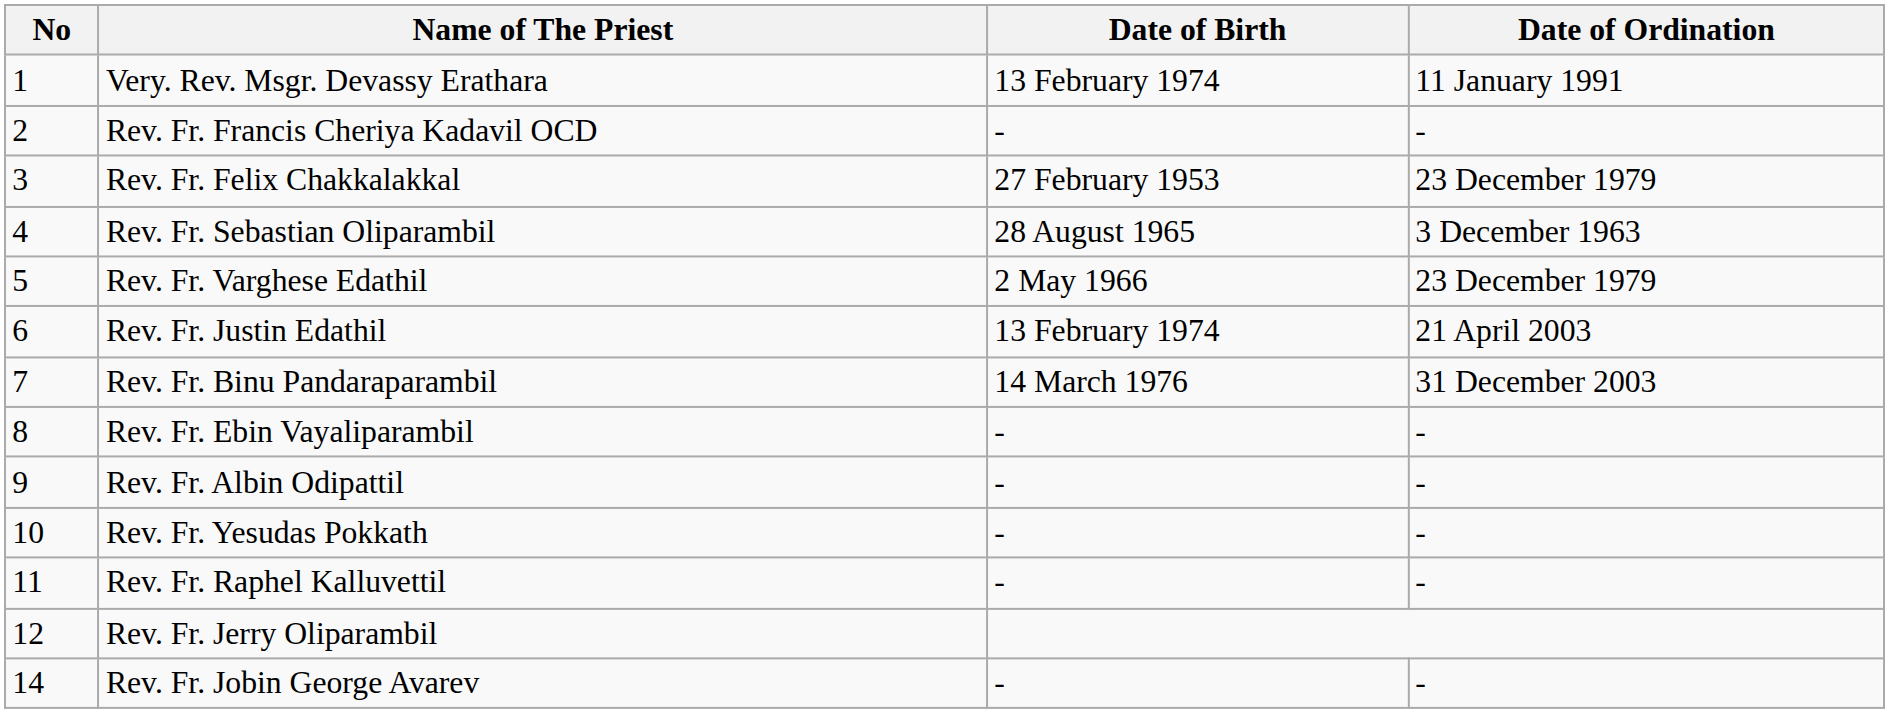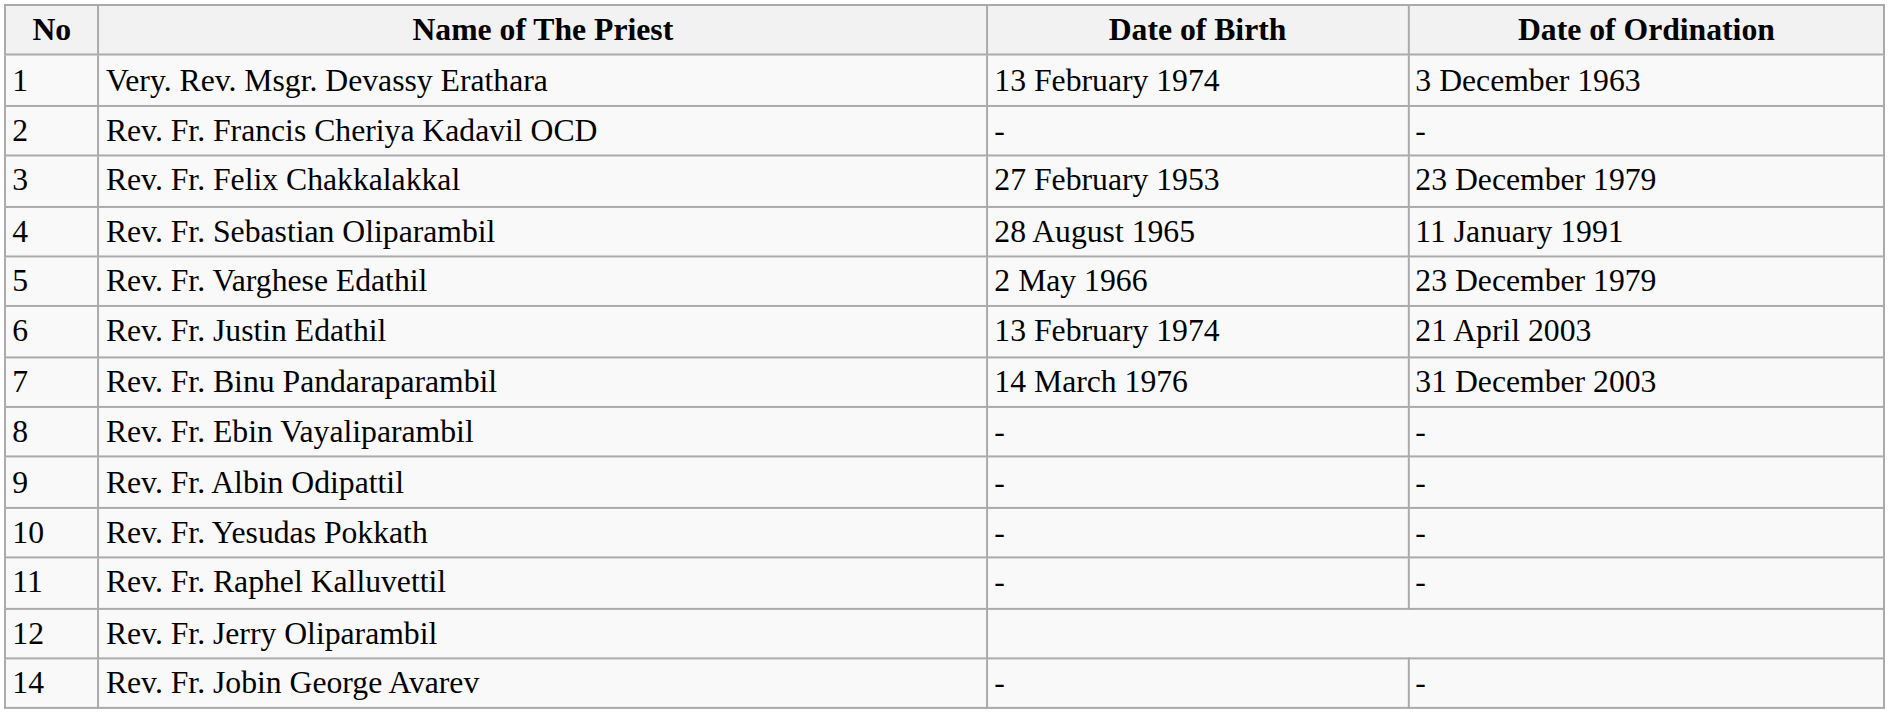(1519, 79) 11 January 1991 -> (1528, 79) 3 December 1963
(1528, 230) 3 December 1963 -> (1519, 230) 11 January 1991
